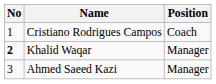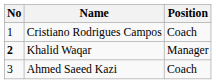(188, 69) Manager -> (182, 69) Coach
